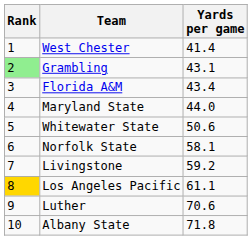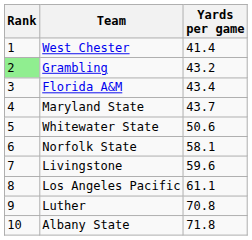(201, 68) 43.1 -> (201, 68) 43.2
(201, 107) 44.0 -> (201, 107) 43.7
(201, 166) 59.2 -> (201, 166) 59.6
(11, 186) gold background -> (11, 186) no background
(201, 206) 70.6 -> (201, 206) 70.8
